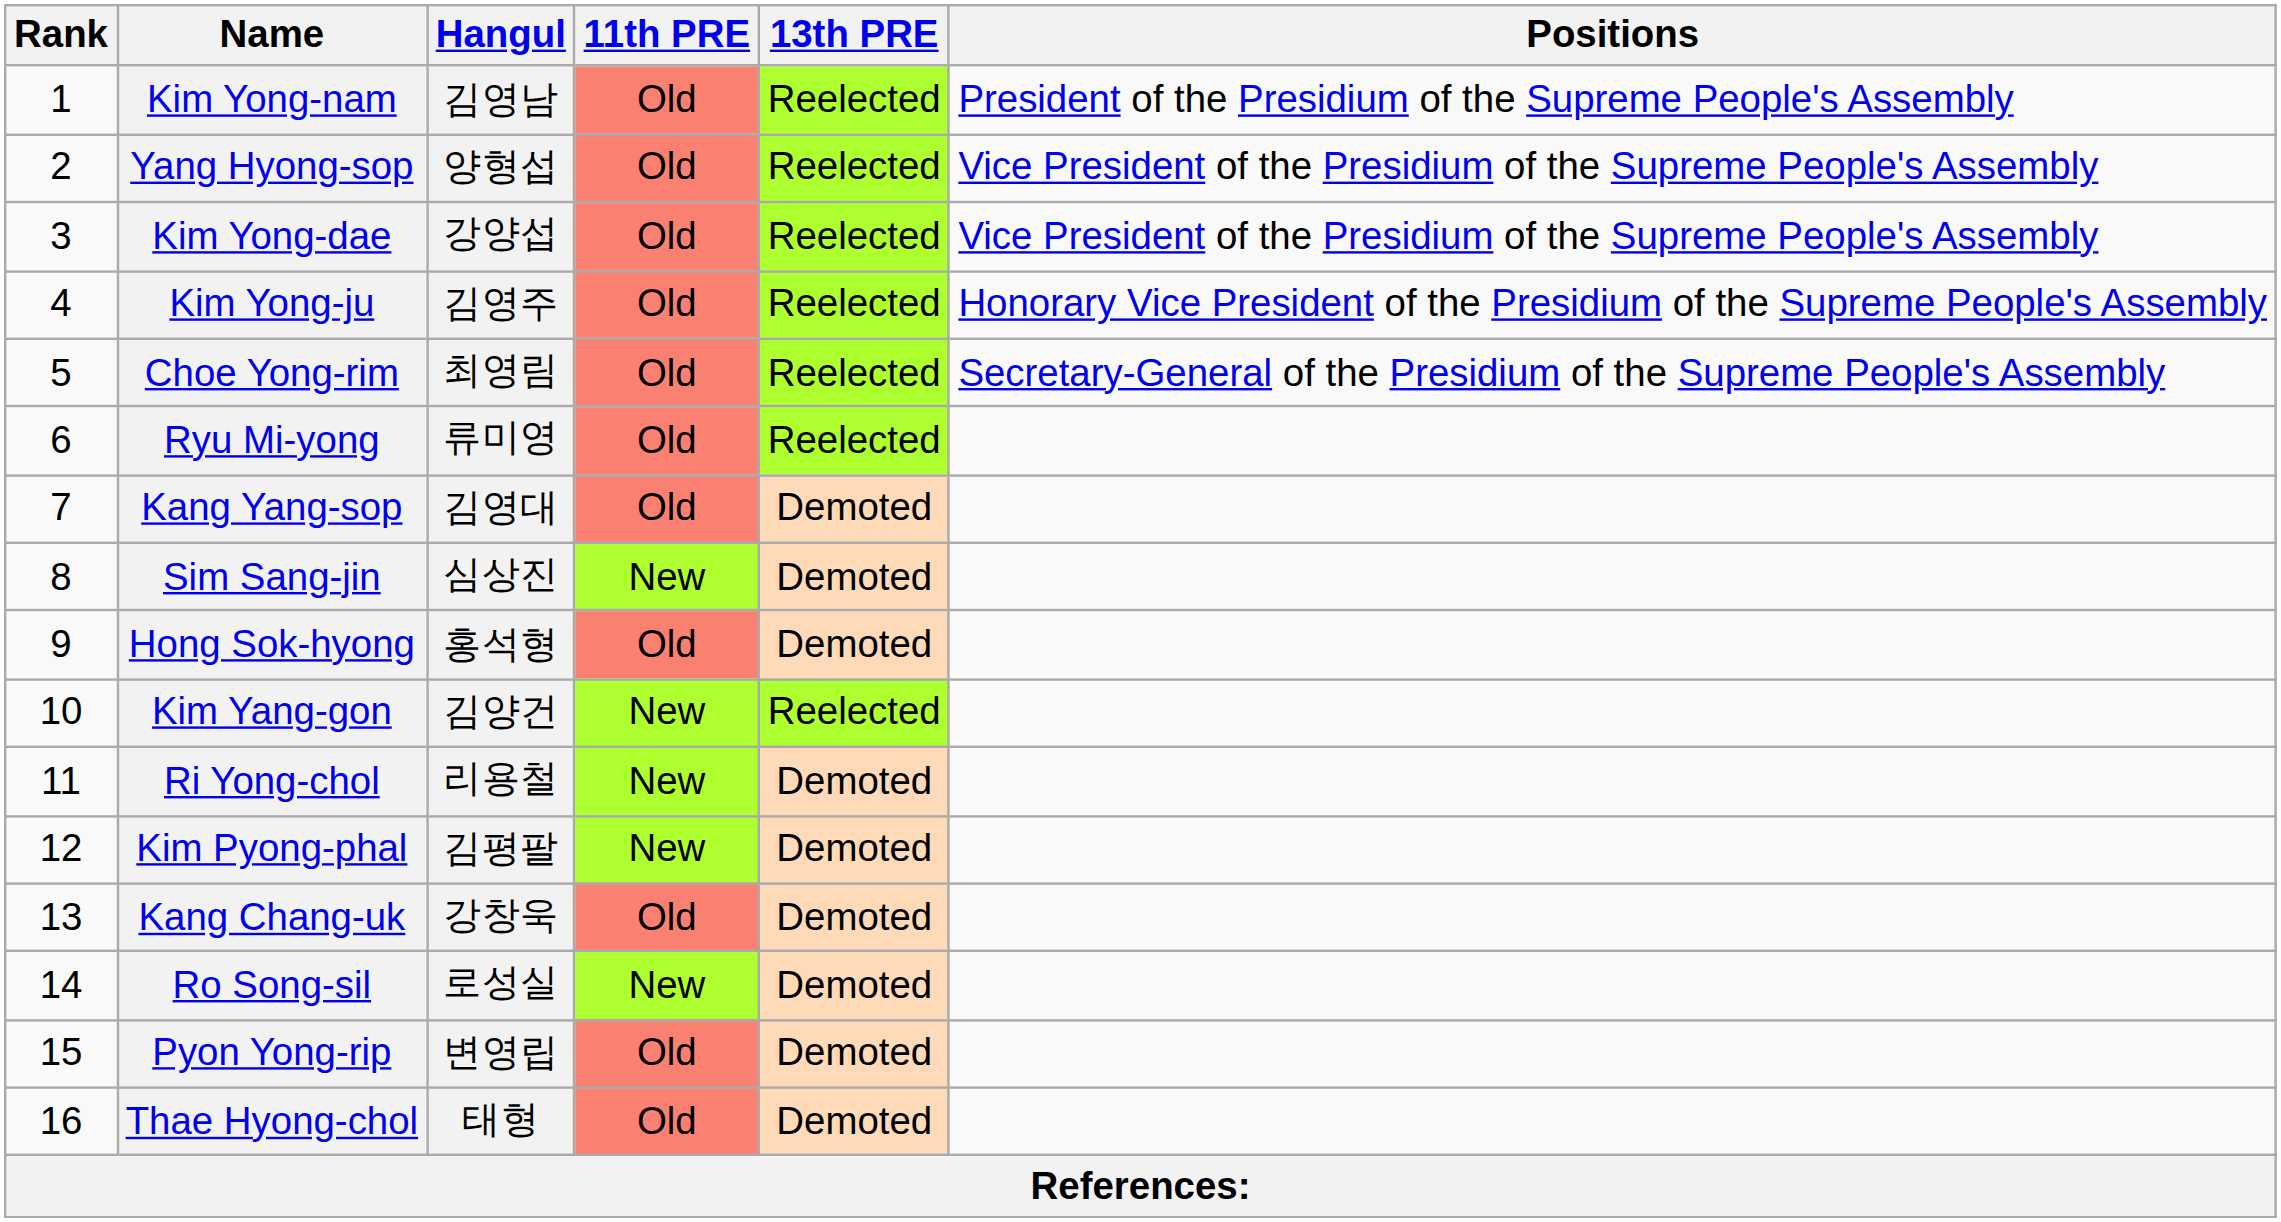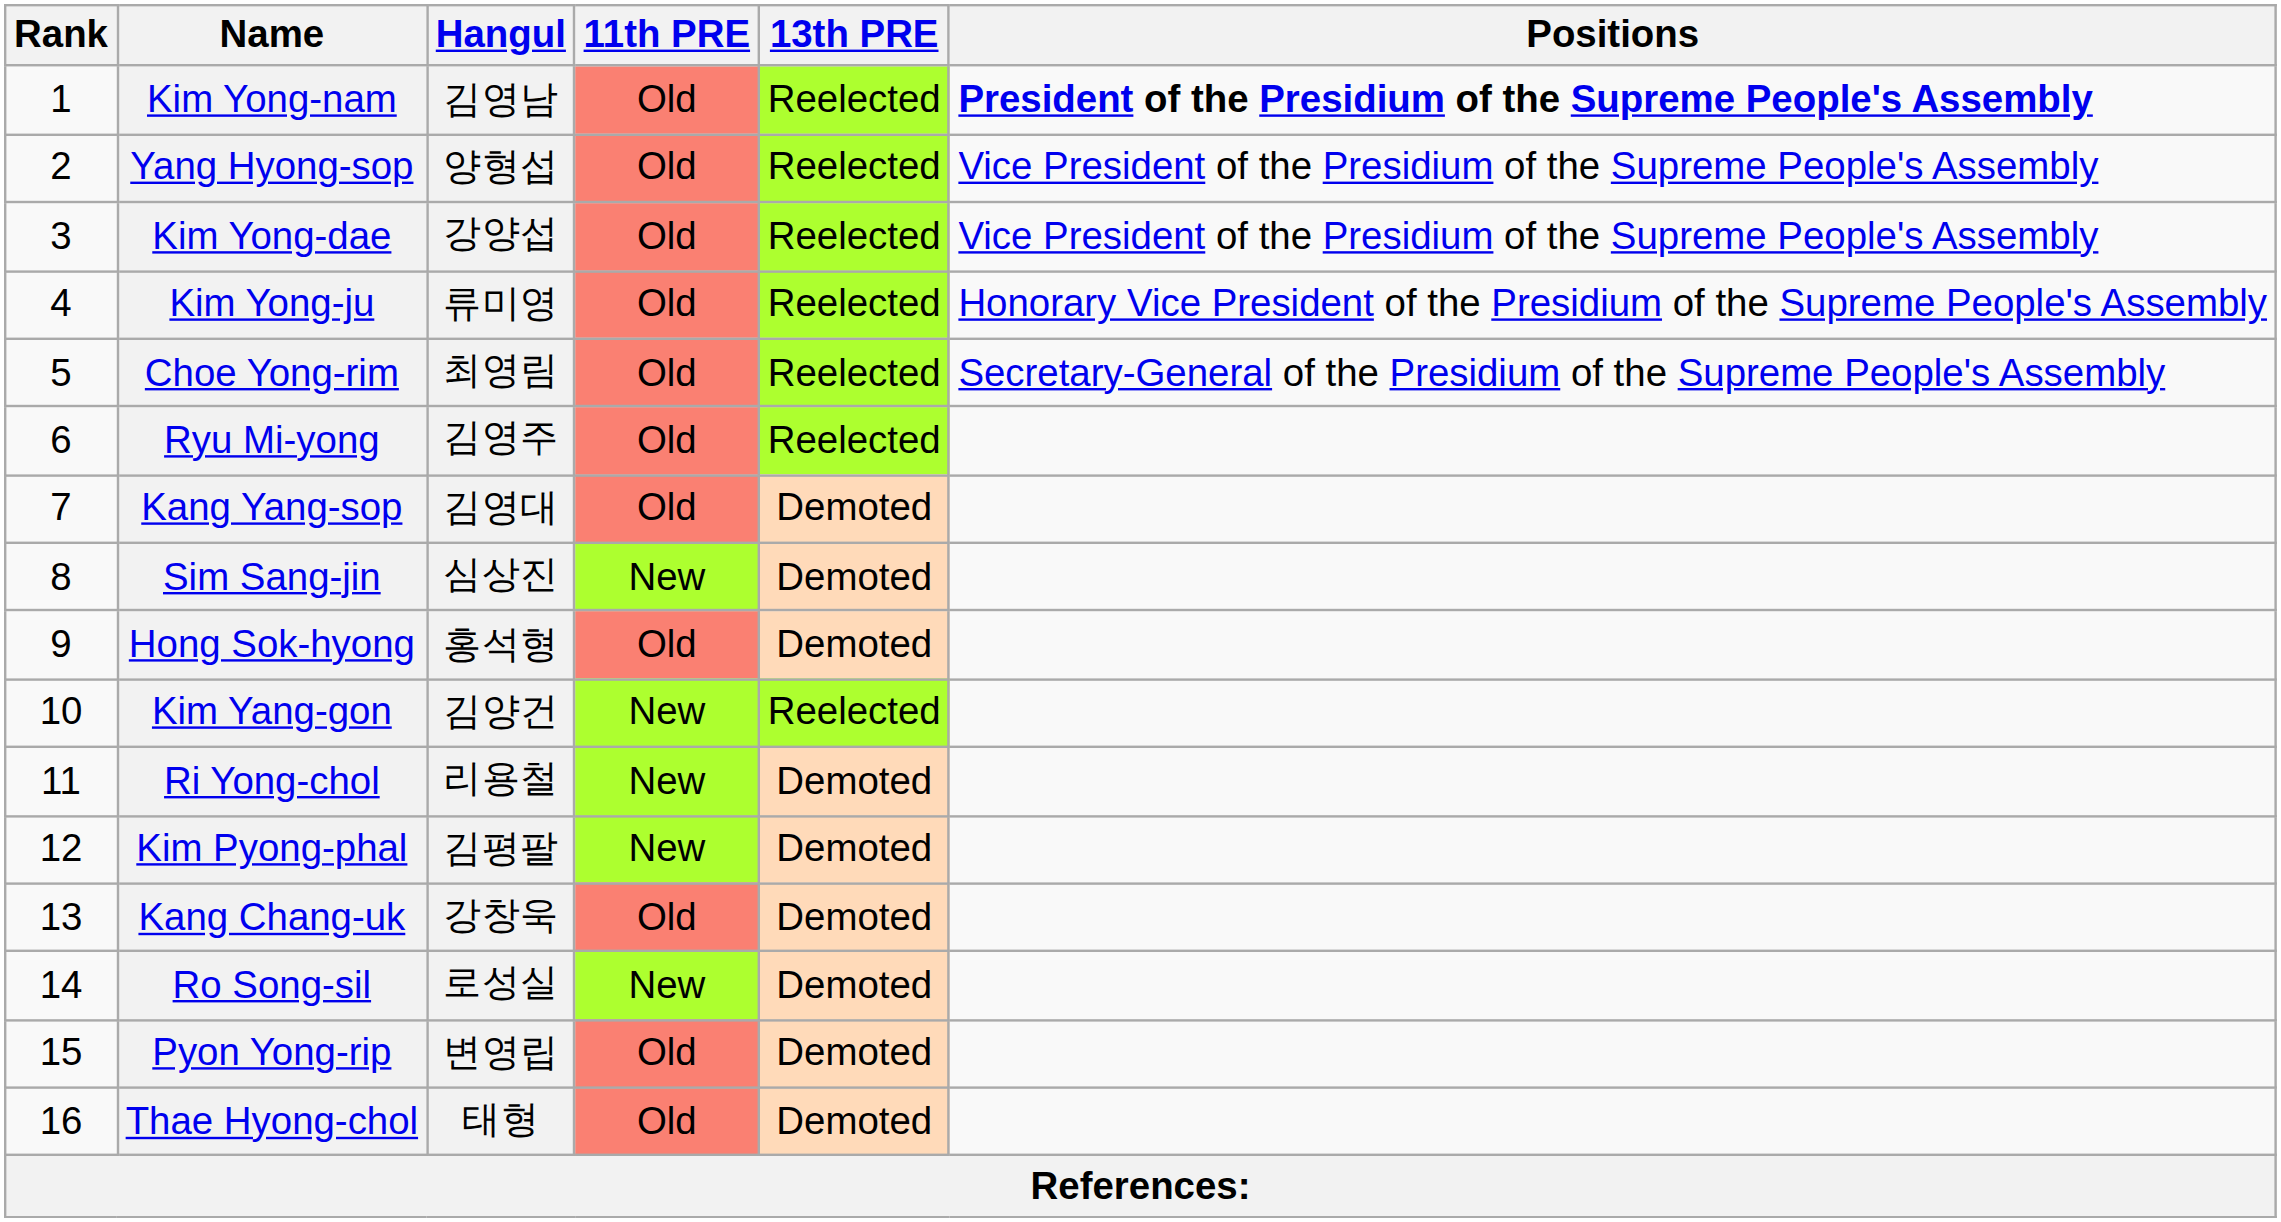(1486, 99) normal -> (1526, 99) bold
(501, 302) 김영주 -> (501, 302) 류미영
(501, 438) 류미영 -> (501, 438) 김영주
